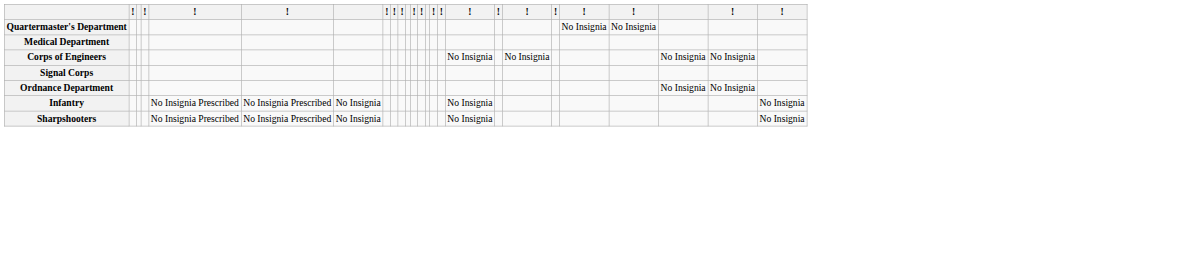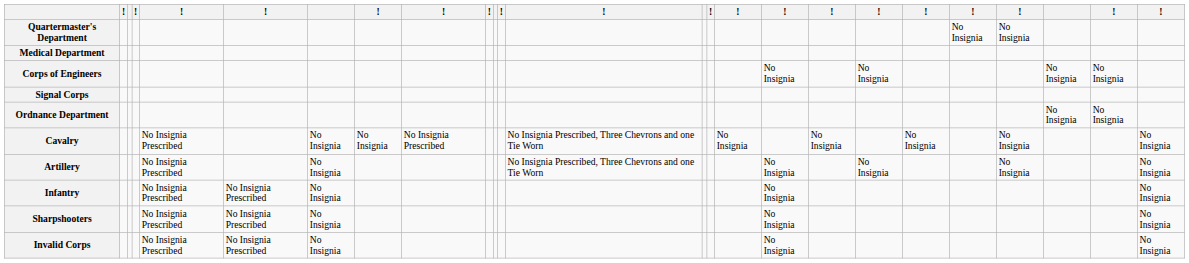+ row: (62, 141)
+ row: (62, 167)
+ row: (62, 245)
